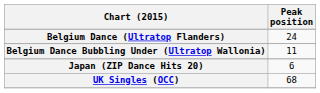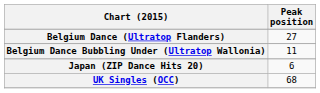(292, 37) 24 -> (292, 37) 27
